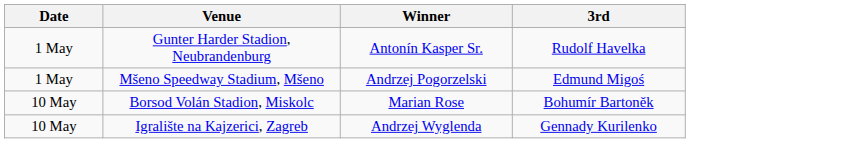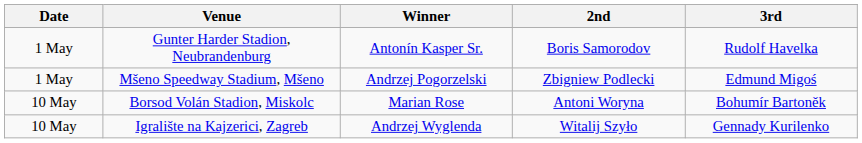+ column: (599, 16)
